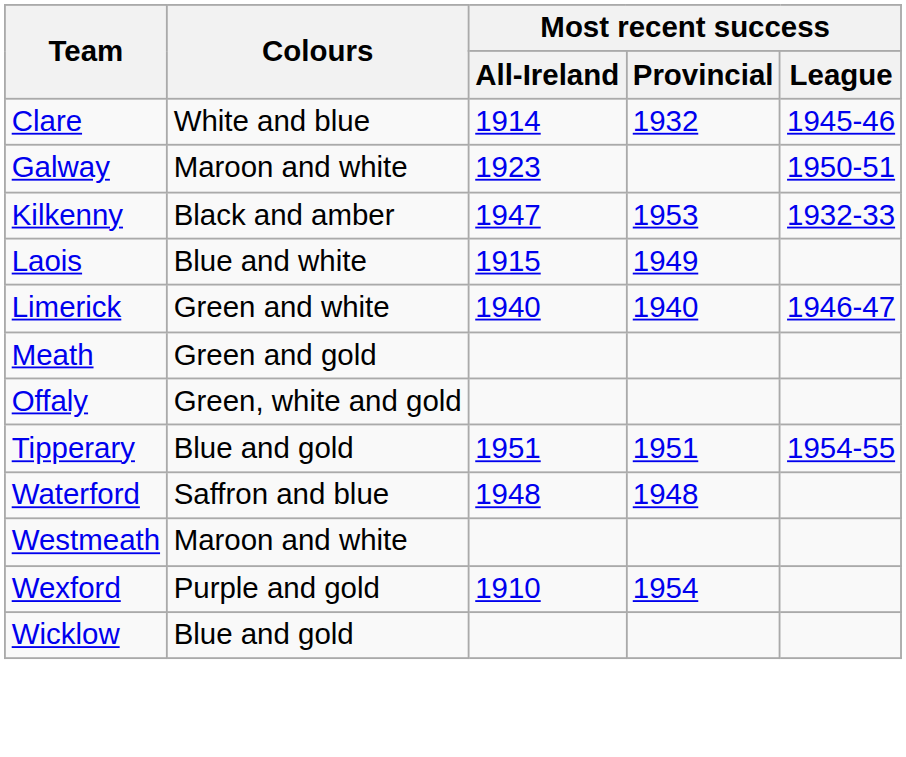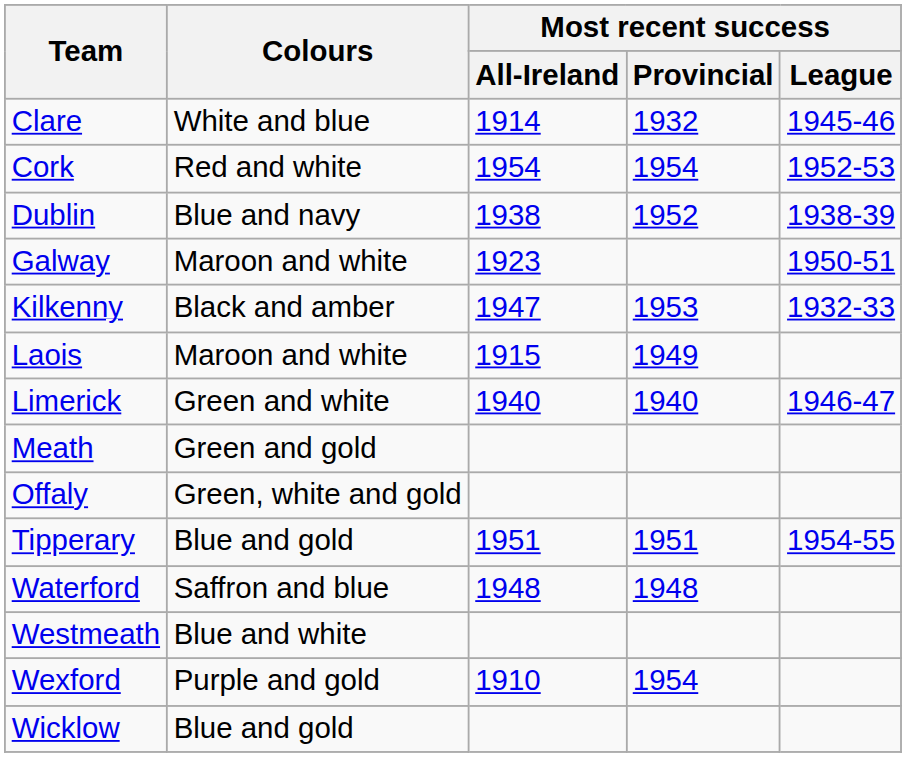+ row: (43, 167)
+ row: (53, 214)
(270, 261) Blue and white -> (291, 354) Maroon and white
(291, 541) Maroon and white -> (270, 634) Blue and white
